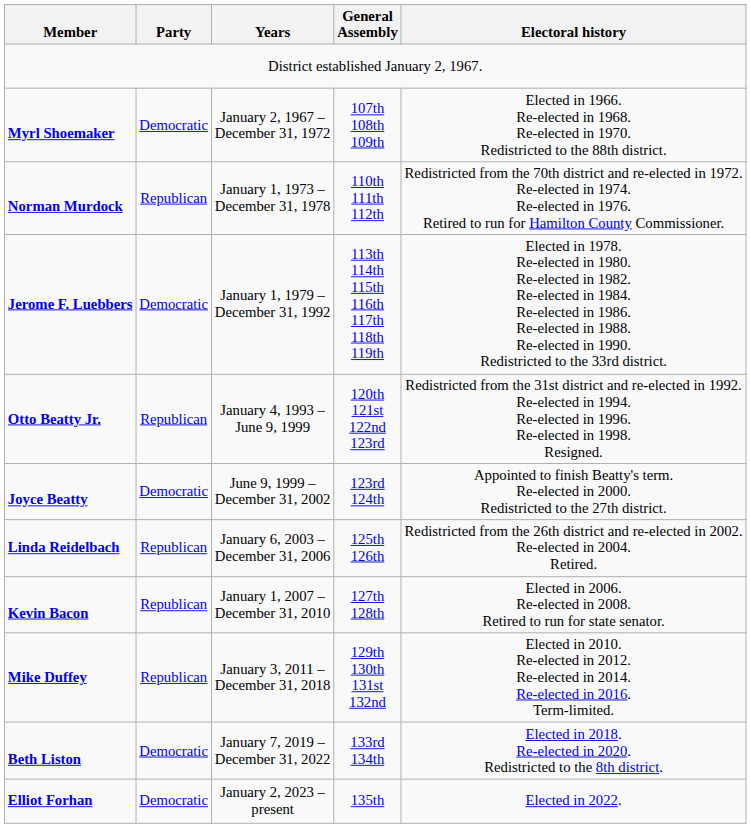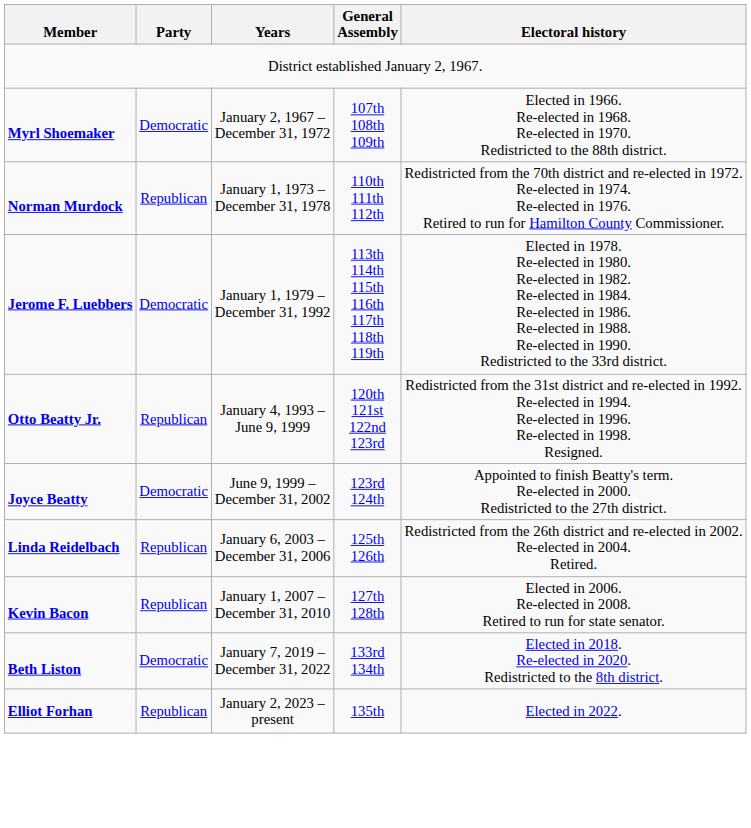- row: (47, 677)
(174, 800) Democratic -> (174, 711) Republican
